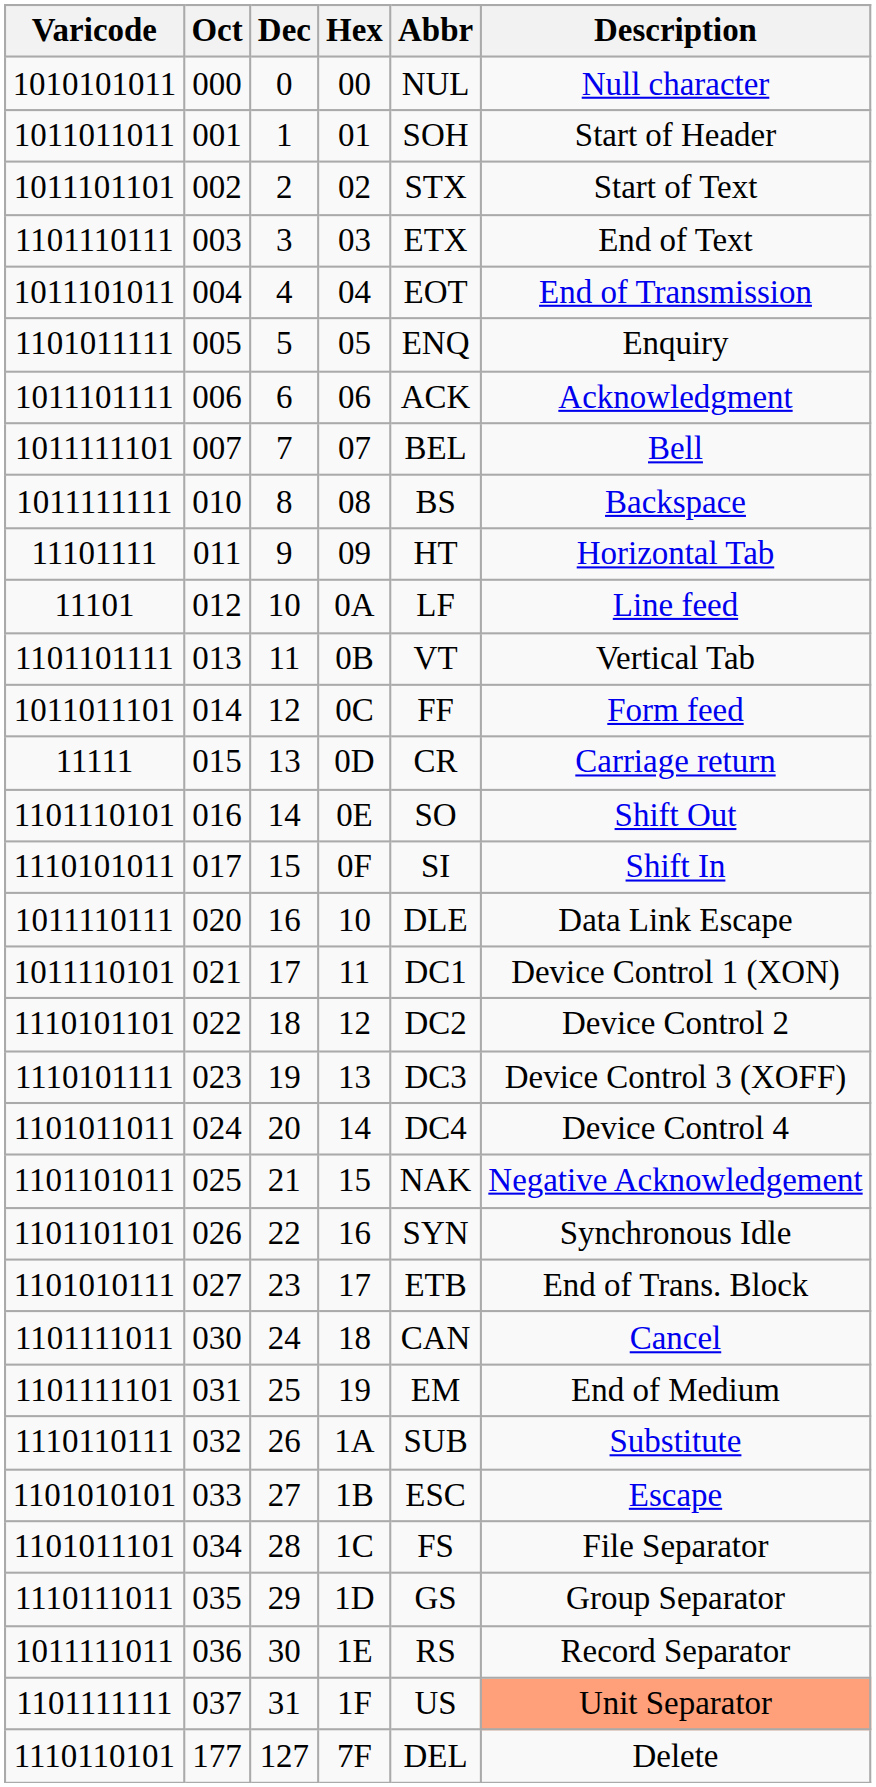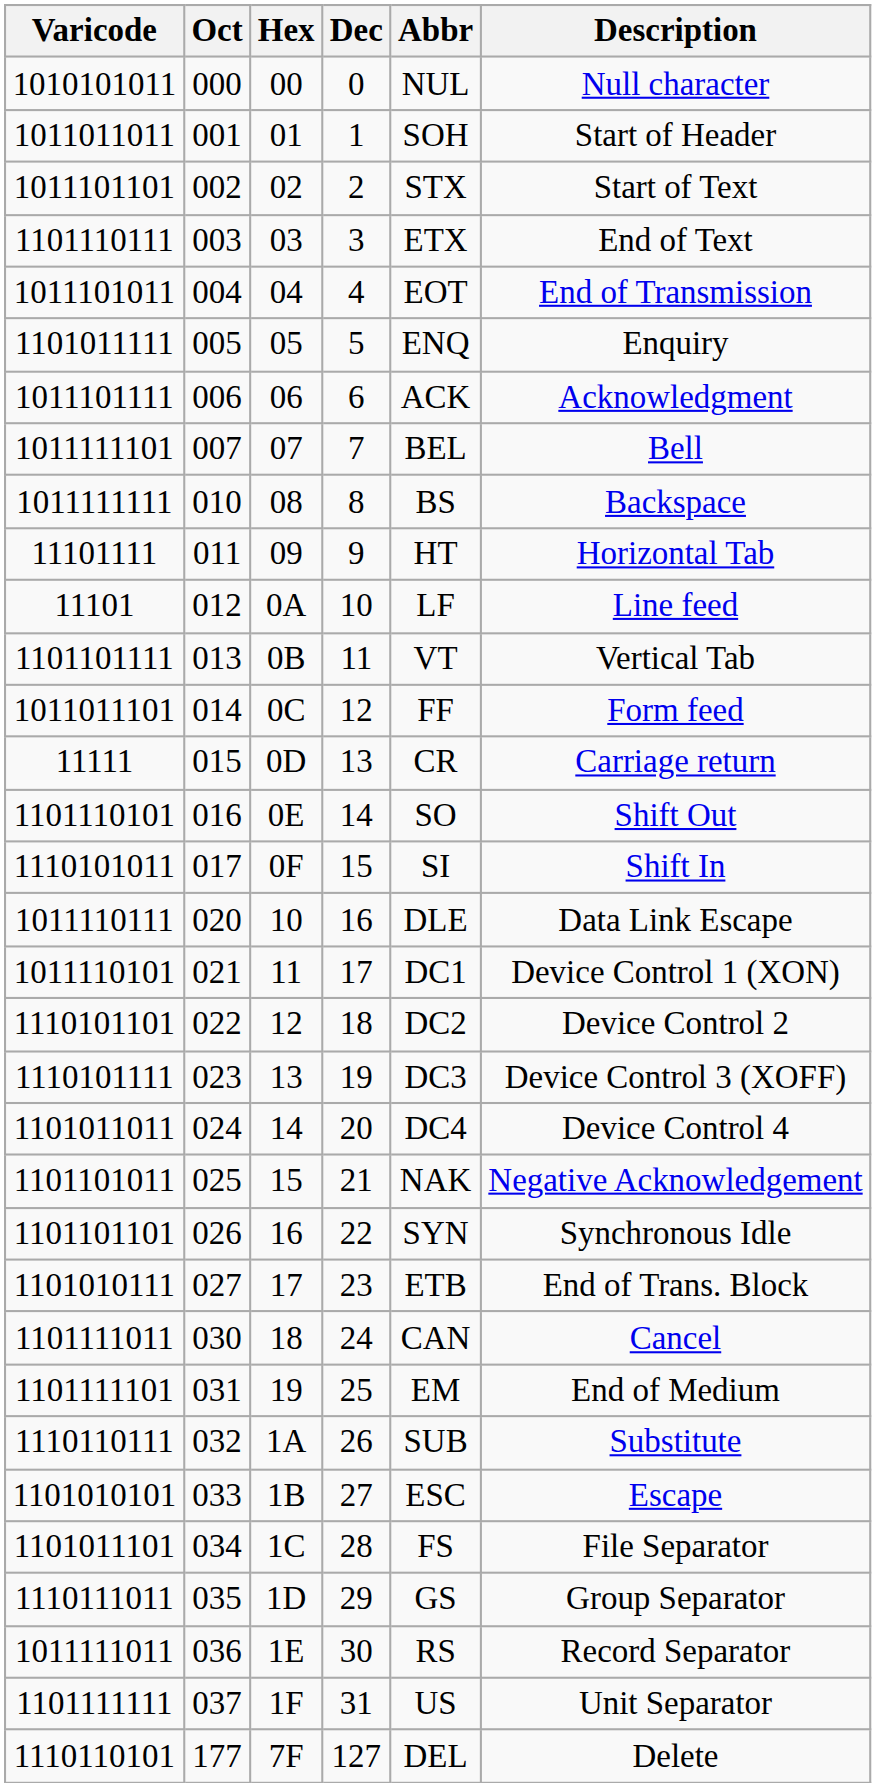columns swapped: (284, 30) <-> (354, 30)
(675, 1703) lightsalmon background -> (675, 1703) no background
